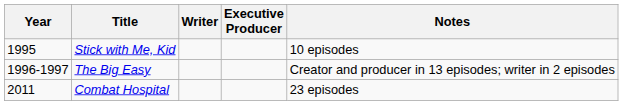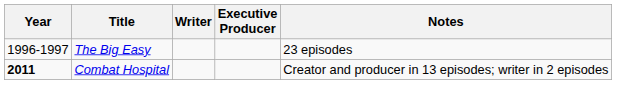- row: (125, 49)
(452, 69) Creator and producer in 13 episodes; writer in 2 episodes -> (318, 49) 23 episodes
(21, 89) normal -> (21, 69) bold
(324, 89) 23 episodes -> (446, 69) Creator and producer in 13 episodes; writer in 2 episodes
